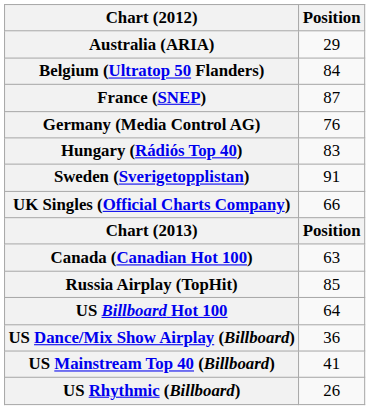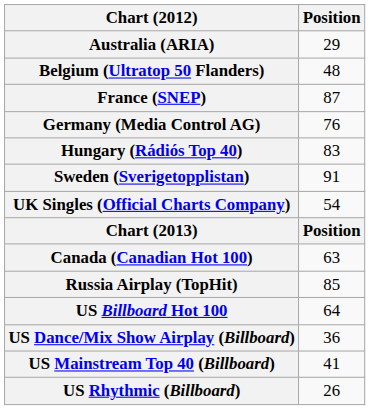(332, 71) 84 -> (332, 71) 48
(332, 204) 66 -> (332, 204) 54
